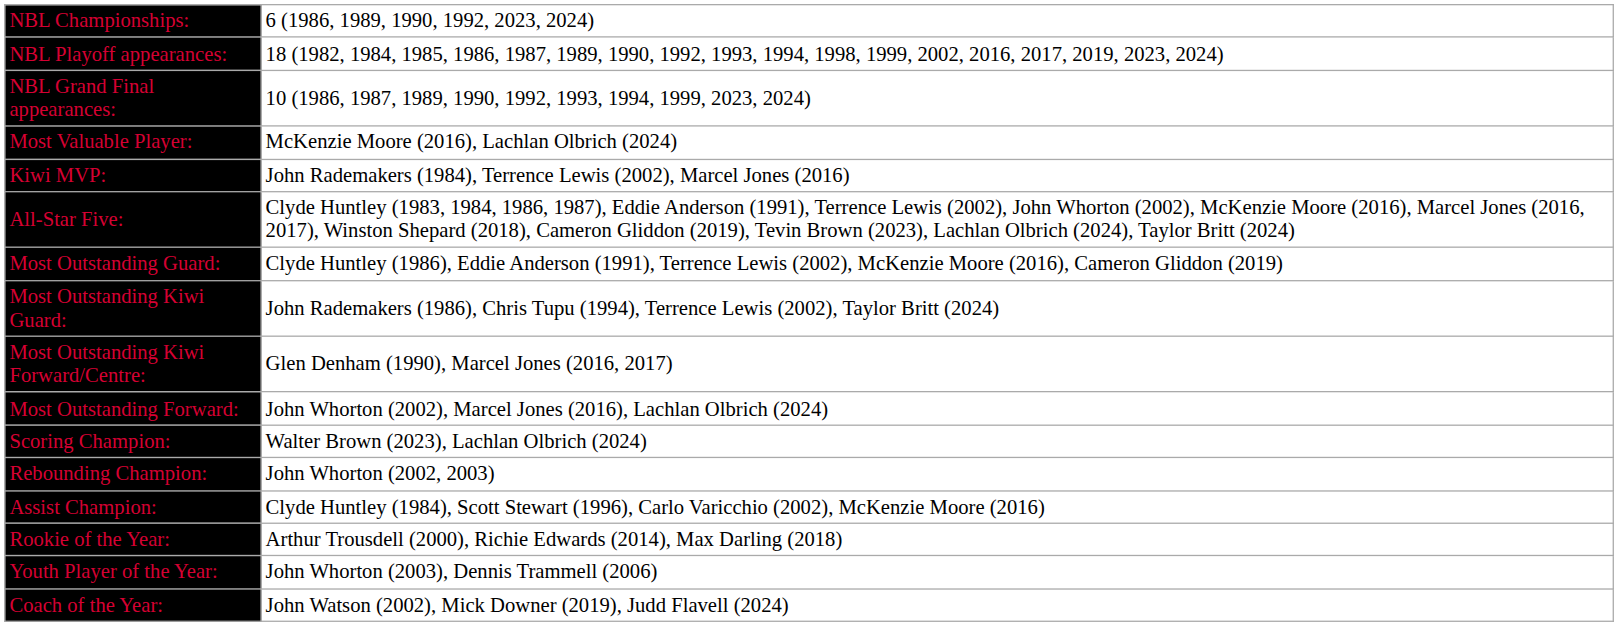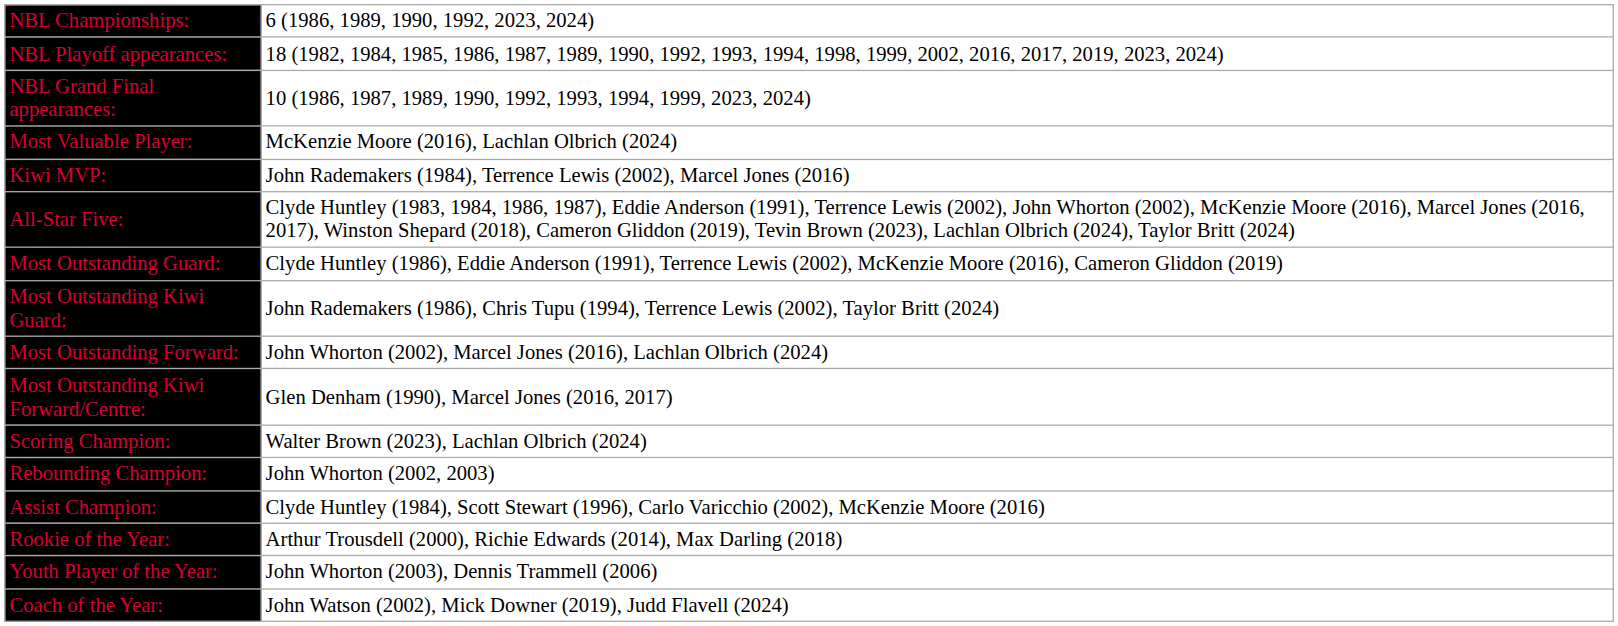rows swapped: (124, 408) <-> (107, 364)
